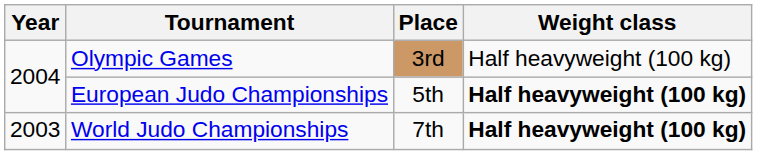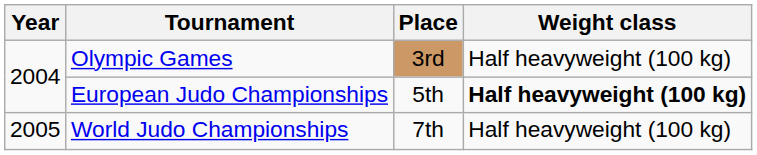(35, 130) 2003 -> (35, 130) 2005
(607, 130) bold -> (600, 130) normal
